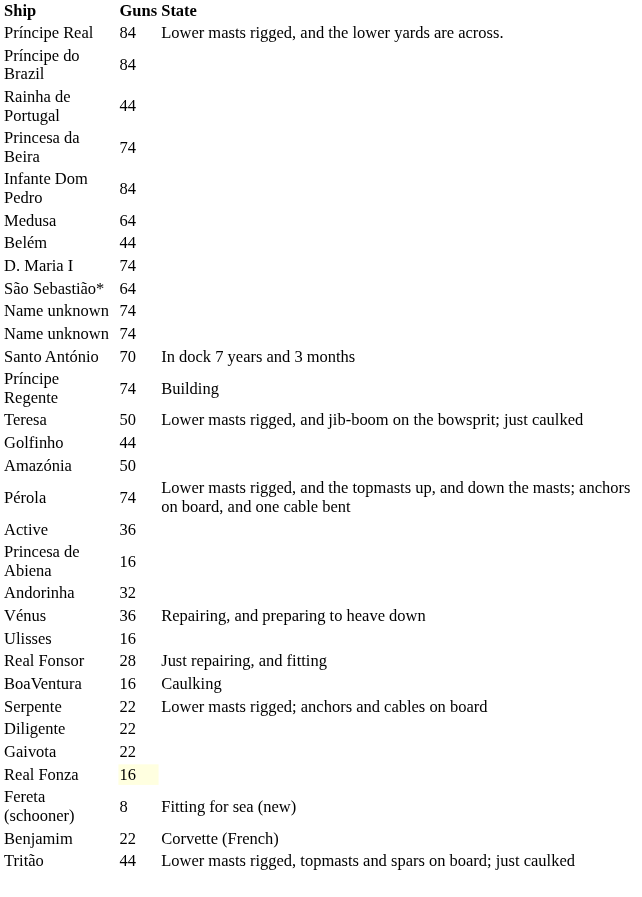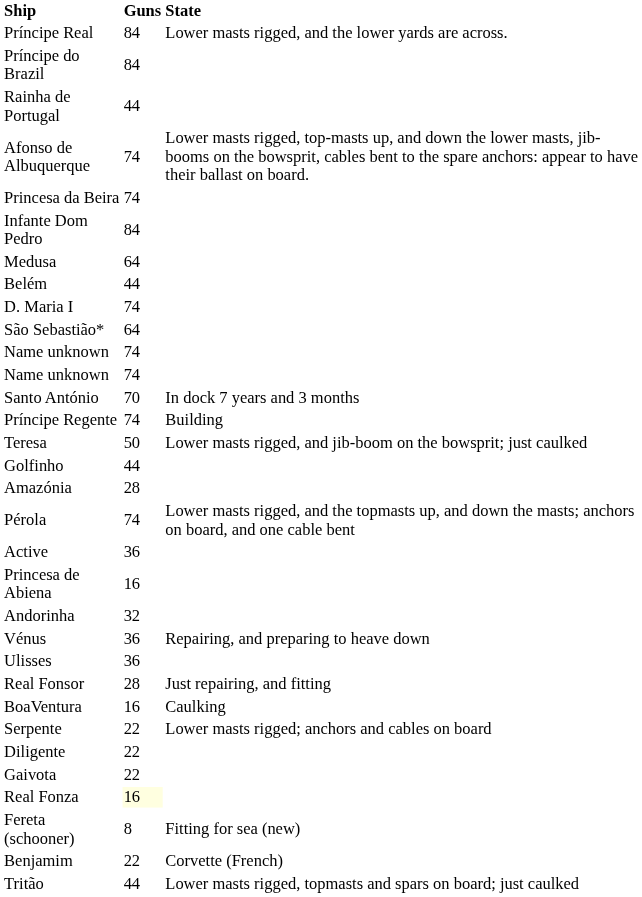+ row: (47, 156)
(128, 465) 50 -> (132, 488) 28
(128, 638) 16 -> (132, 661) 36
